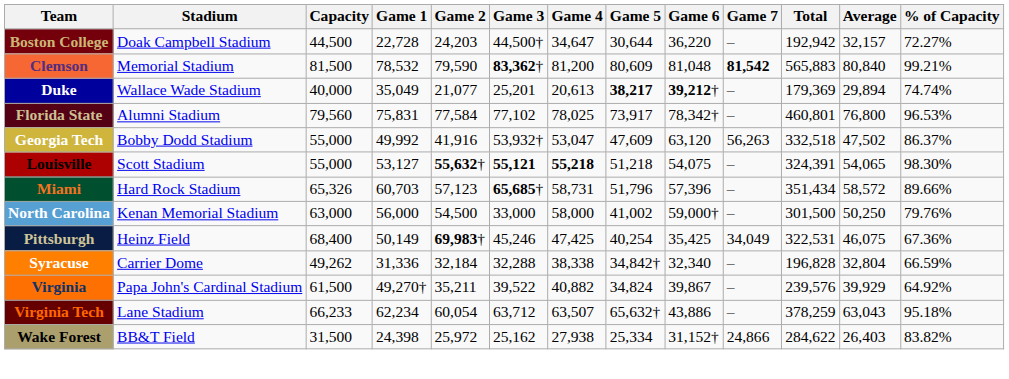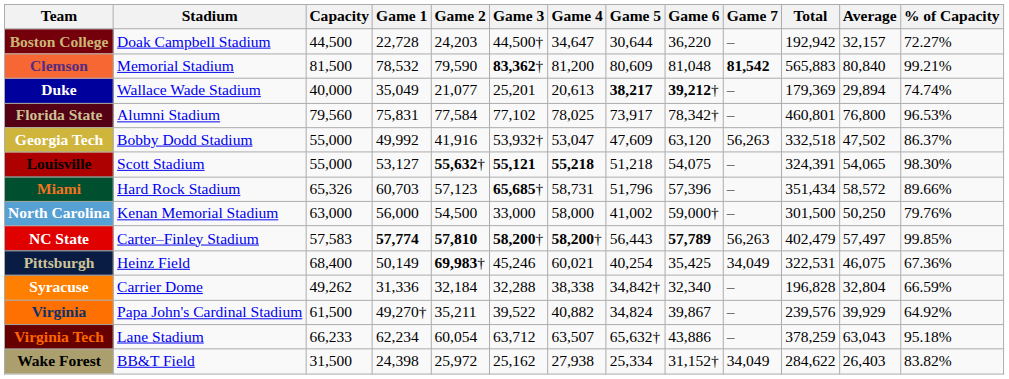+ row: (59, 238)
(573, 238) 47,425 -> (573, 262) 60,021
(748, 336) 24,866 -> (748, 361) 34,049
